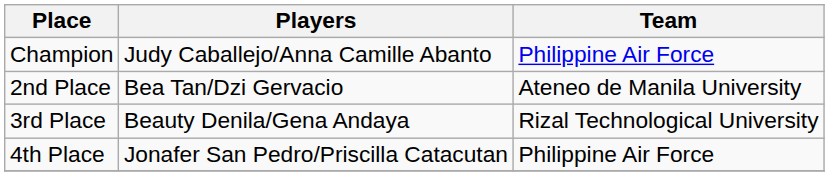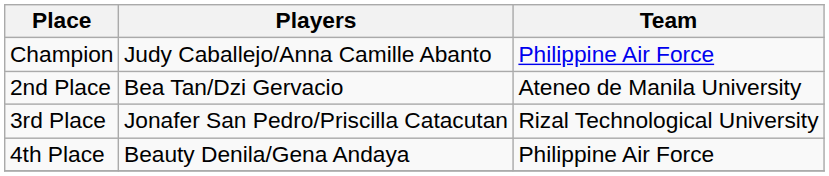(267, 120) Beauty Denila/Gena Andaya -> (316, 120) Jonafer San Pedro/Priscilla Catacutan
(316, 153) Jonafer San Pedro/Priscilla Catacutan -> (267, 153) Beauty Denila/Gena Andaya
